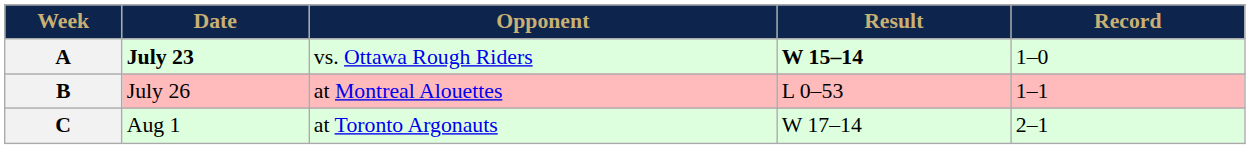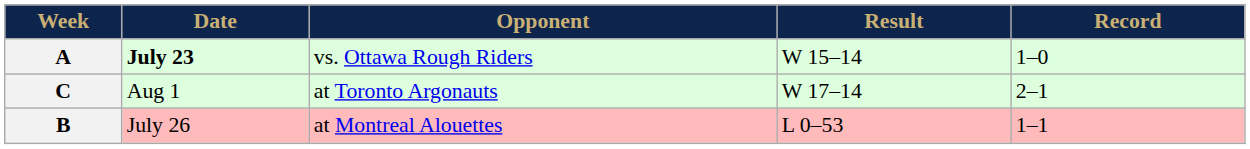(822, 56) bold -> (822, 56) normal
rows swapped: (63, 90) <-> (63, 125)
